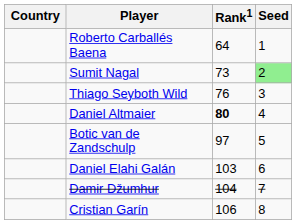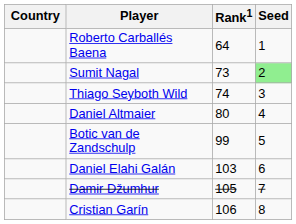(222, 93) 76 -> (222, 93) 74
(222, 113) bold -> (222, 113) normal
(222, 141) 97 -> (222, 141) 99
(226, 189) 104 -> (226, 189) 105
